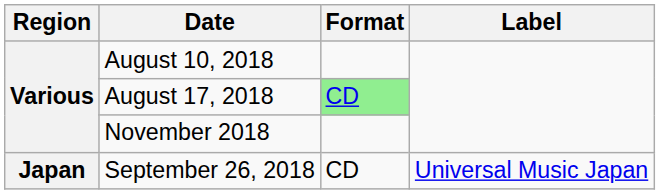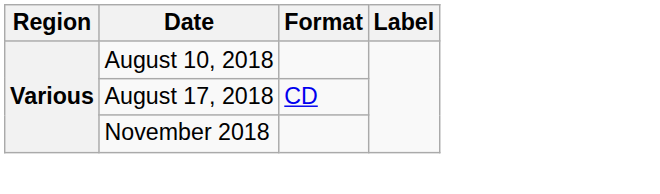(342, 96) lightgreen background -> (301, 96) no background
- row: (210, 170)
